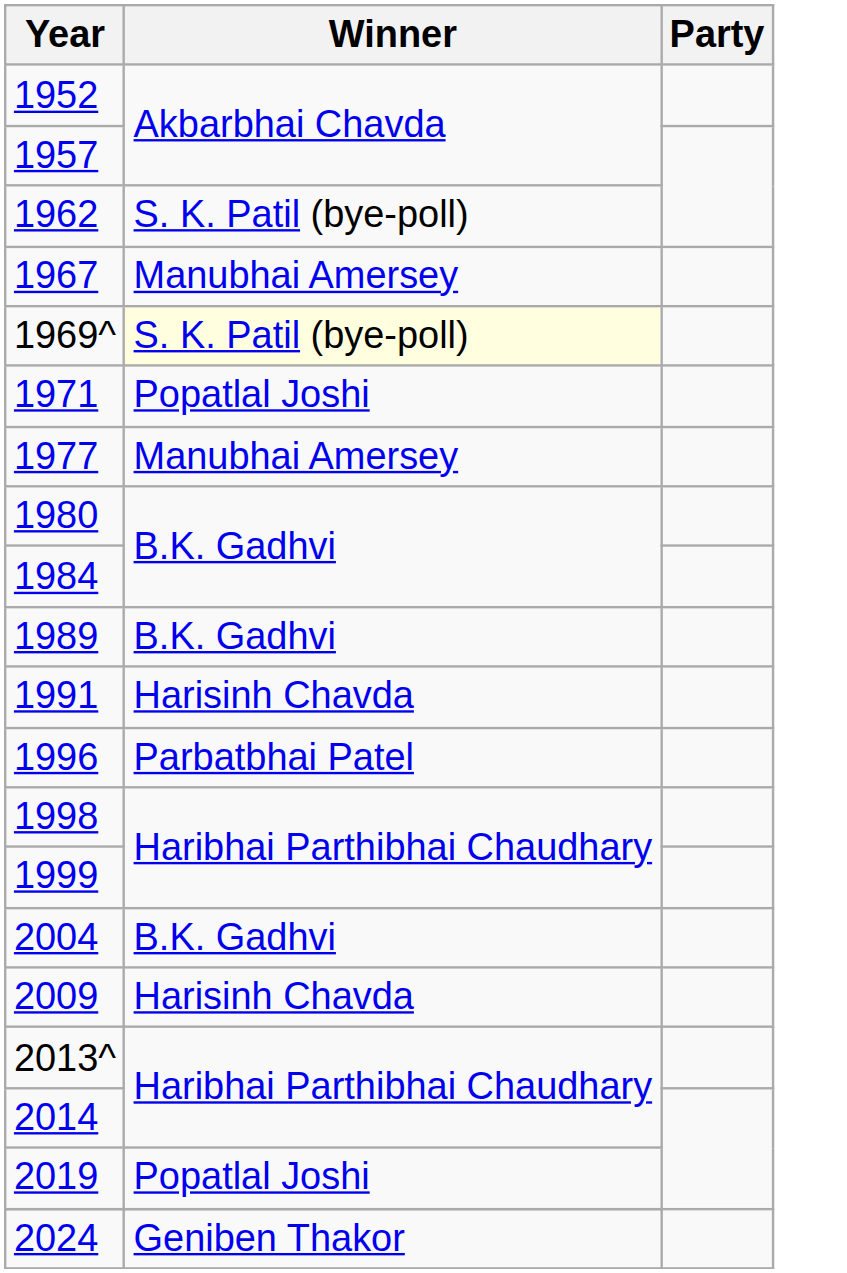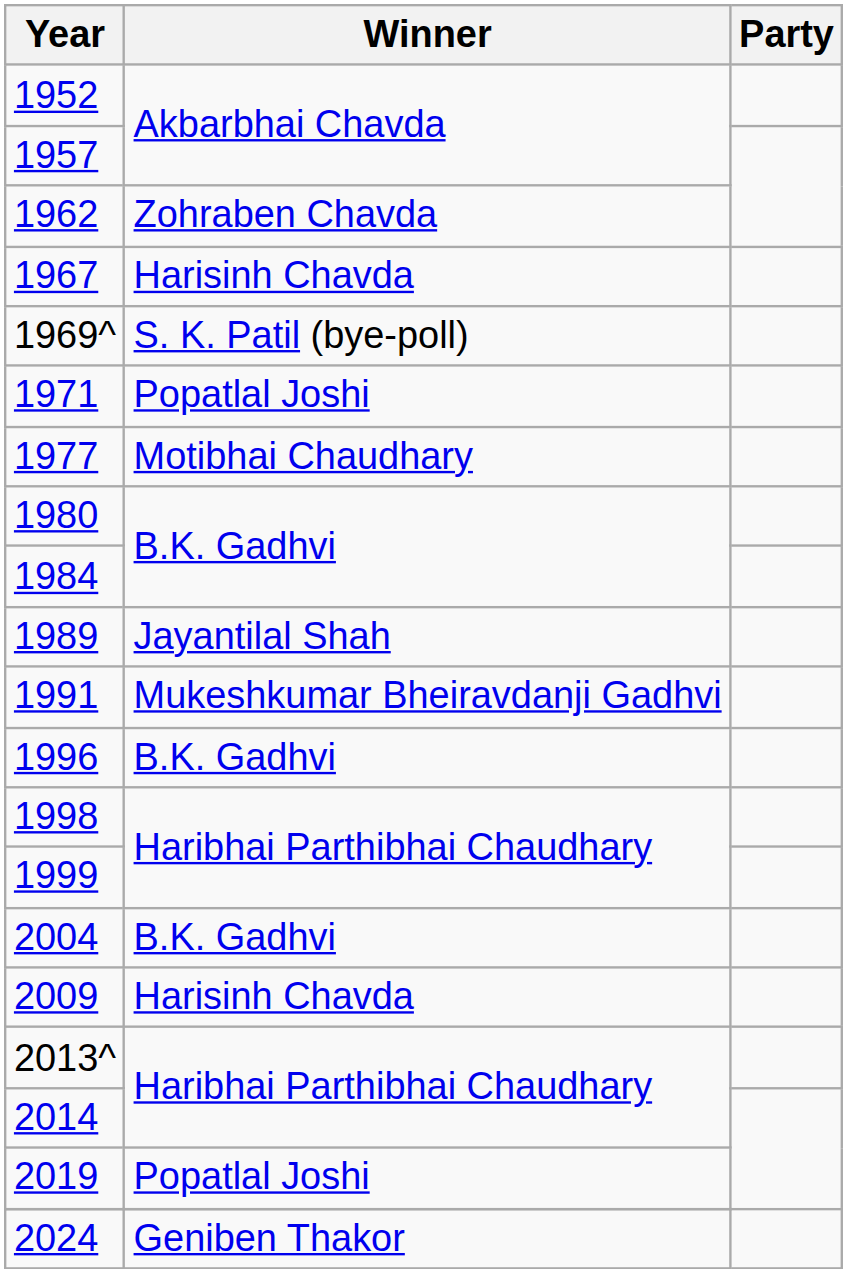(301, 214) S. K. Patil (bye-poll) -> (285, 214) Zohraben Chavda
(296, 275) Manubhai Amersey -> (274, 275) Harisinh Chavda
(301, 335) lightyellow background -> (301, 335) no background
(296, 455) Manubhai Amersey -> (303, 455) Motibhai Chaudhary
(235, 635) B.K. Gadhvi -> (262, 635) Jayantilal Shah
(274, 696) Harisinh Chavda -> (428, 696) Mukeshkumar Bheiravdanji Gadhvi
(274, 756) Parbatbhai Patel -> (235, 756) B.K. Gadhvi
